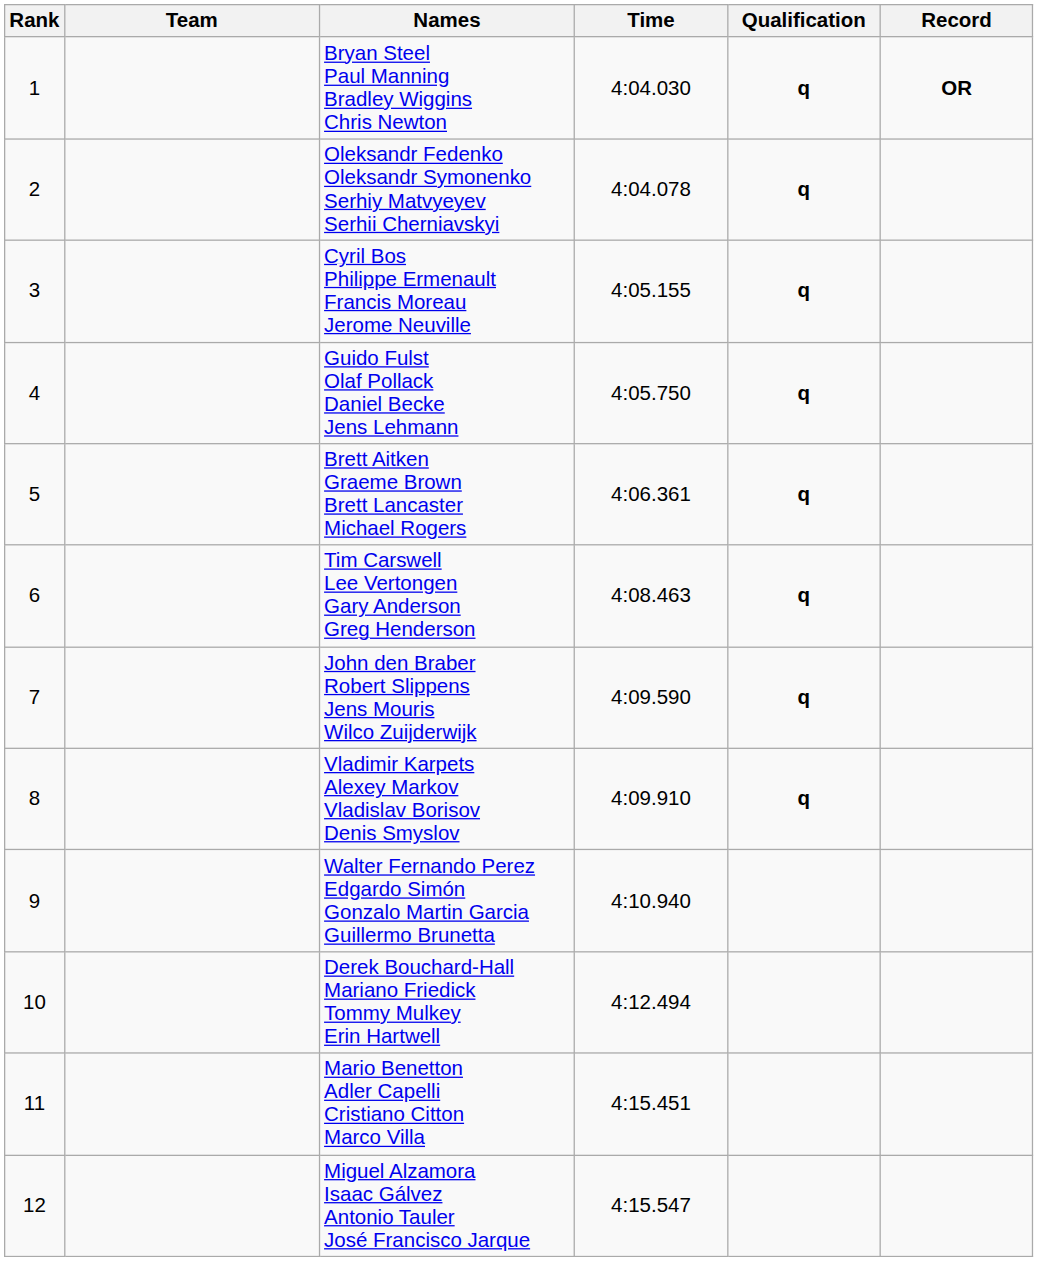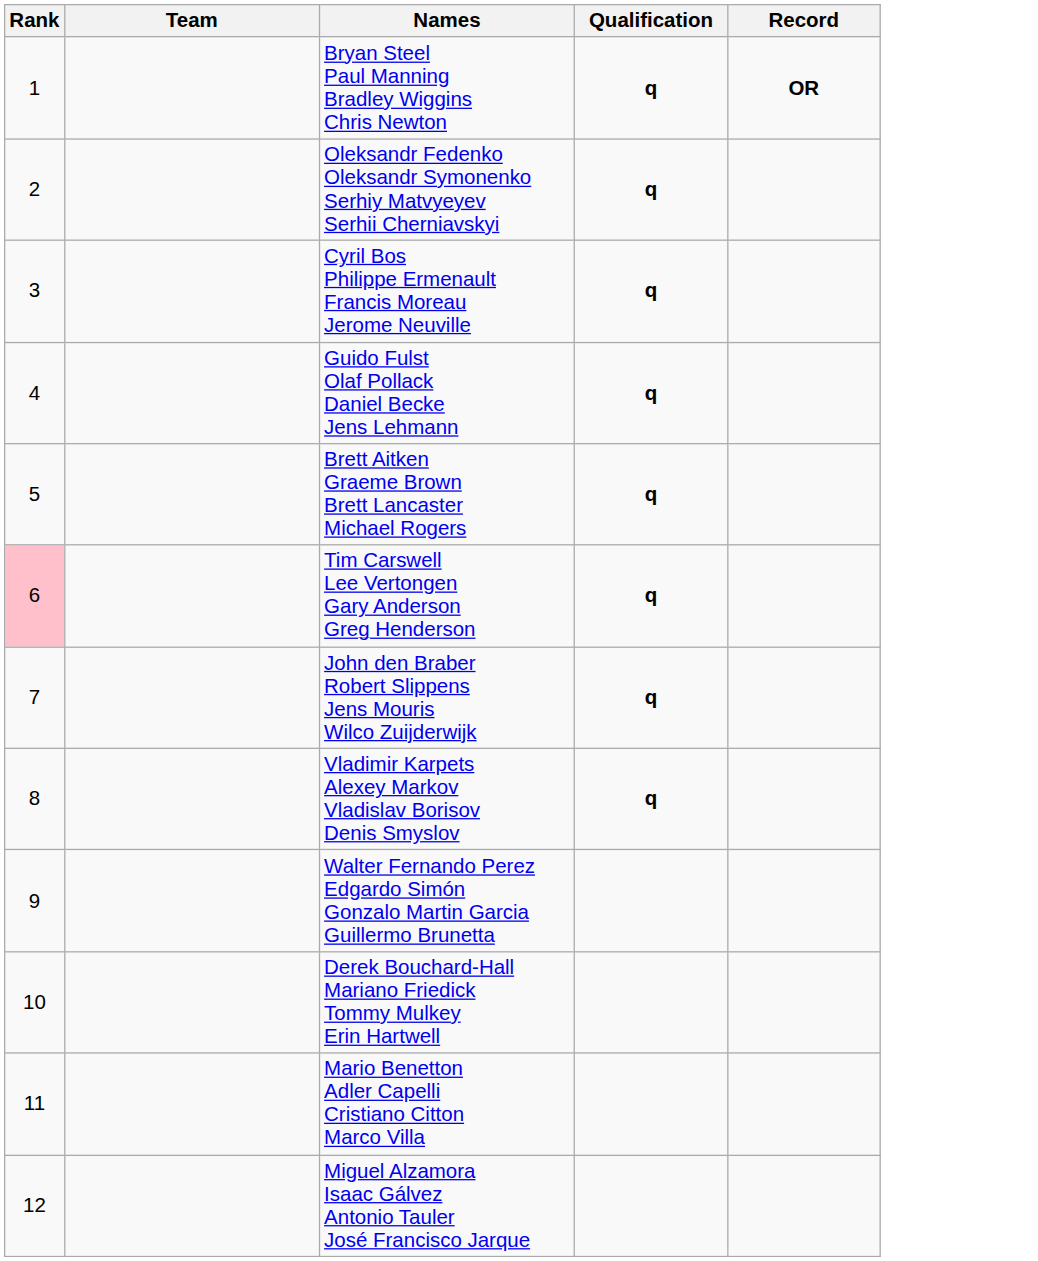- column: (651, 20)
(34, 595) no background -> (34, 595) pink background
